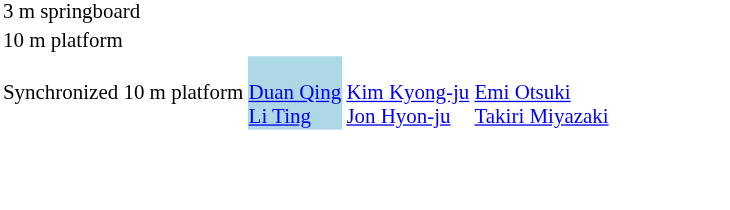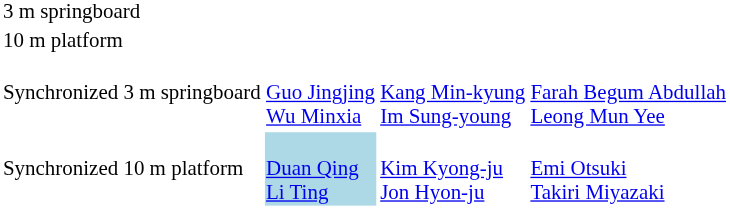+ row: (132, 92)
